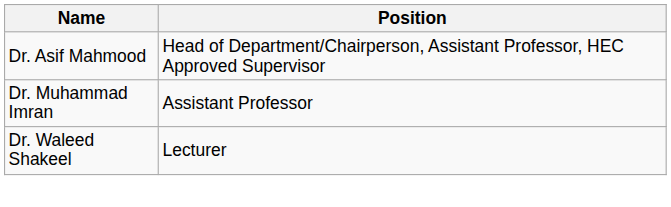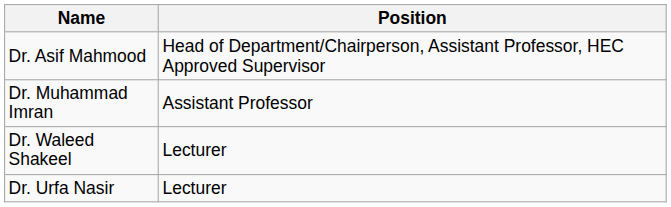+ row: (61, 187)
